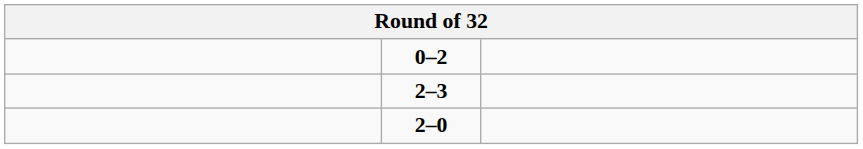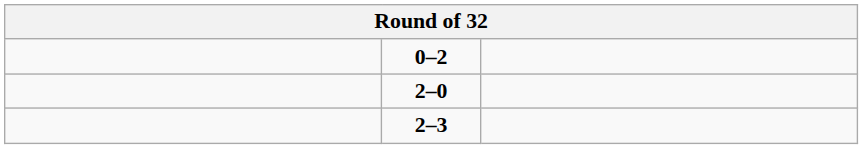rows swapped: (431, 125) <-> (431, 90)
